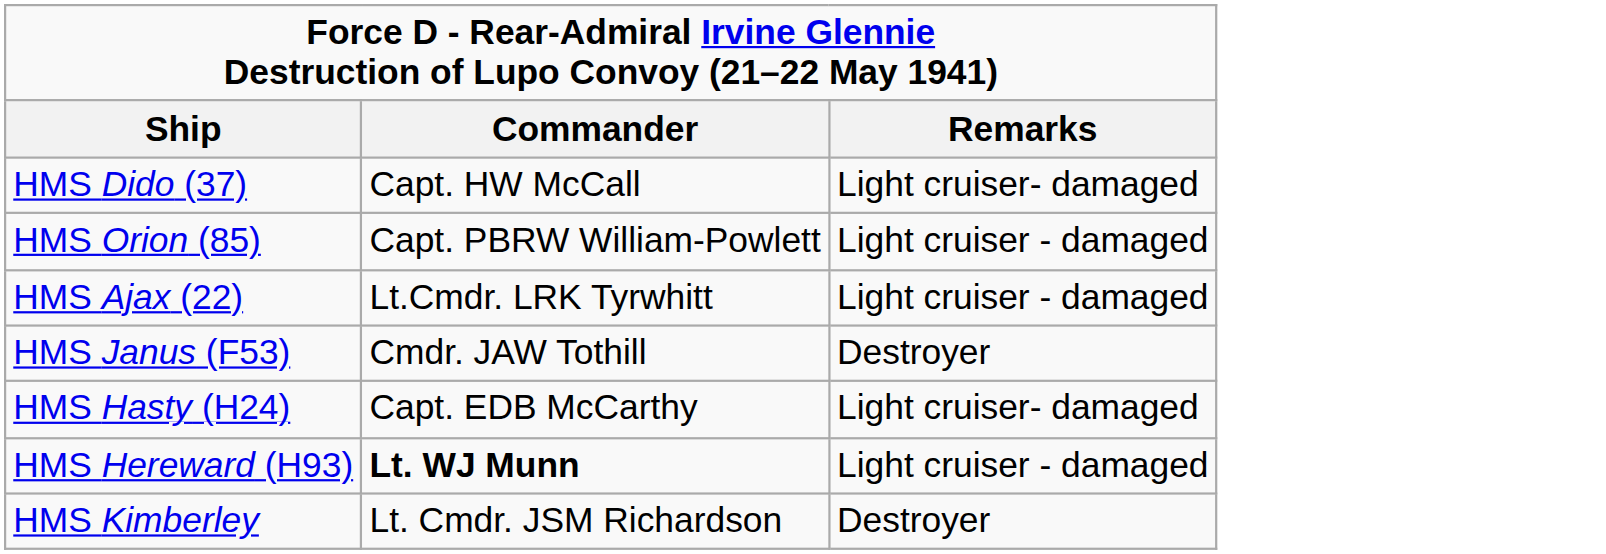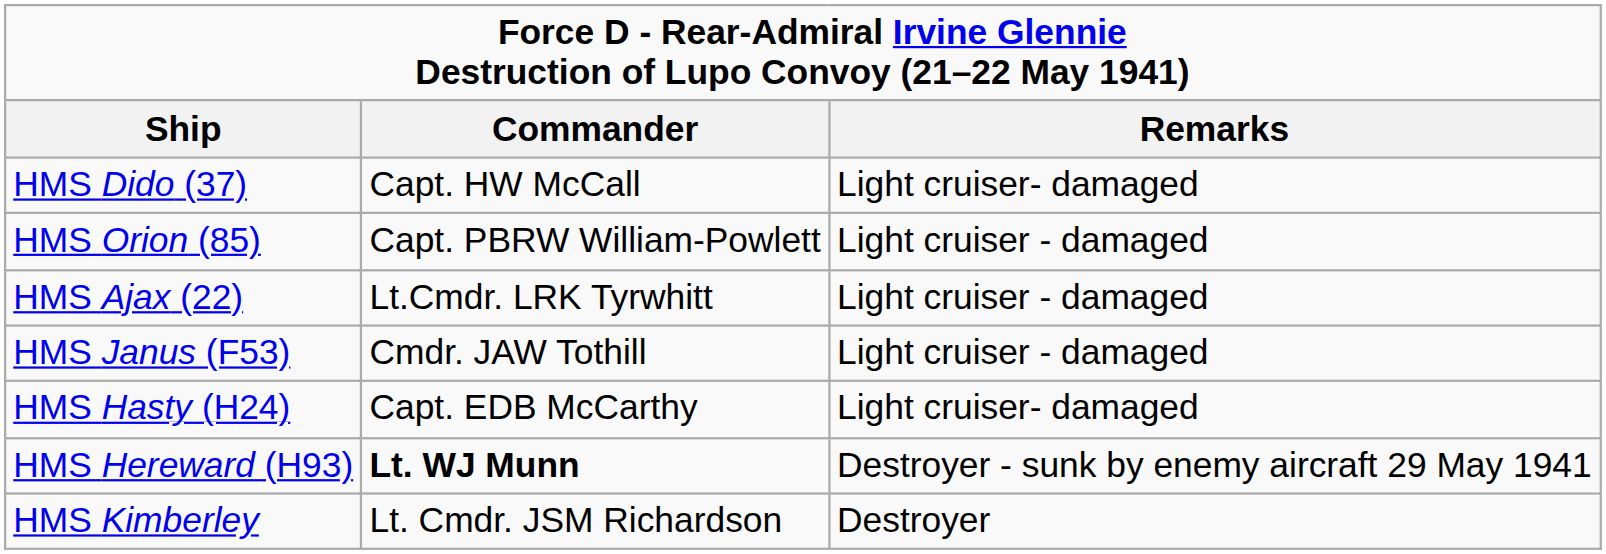(914, 352) Destroyer -> (1023, 352) Light cruiser - damaged
(1023, 464) Light cruiser - damaged -> (1214, 464) Destroyer - sunk by enemy aircraft 29 May 1941
